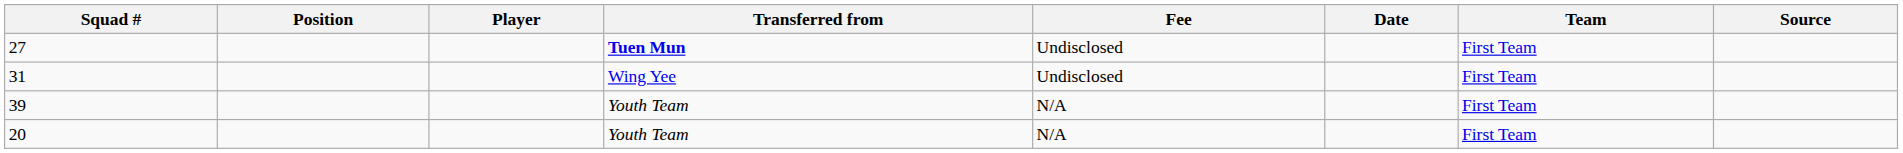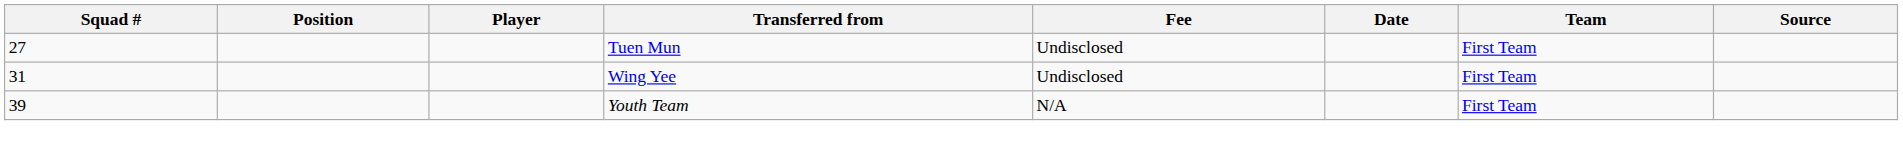(647, 47) bold -> (644, 47) normal
- row: (17, 134)
